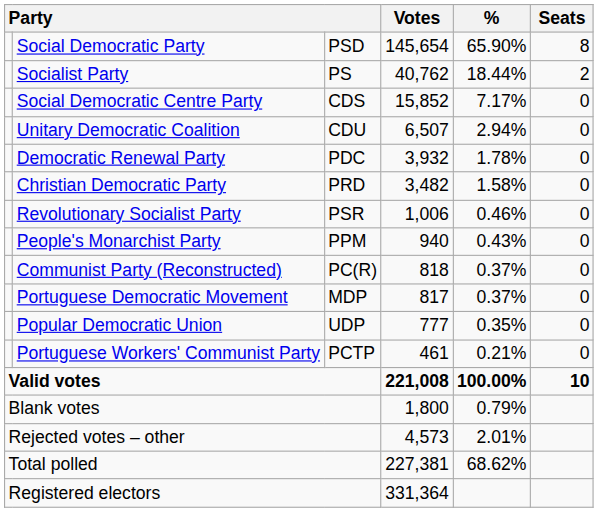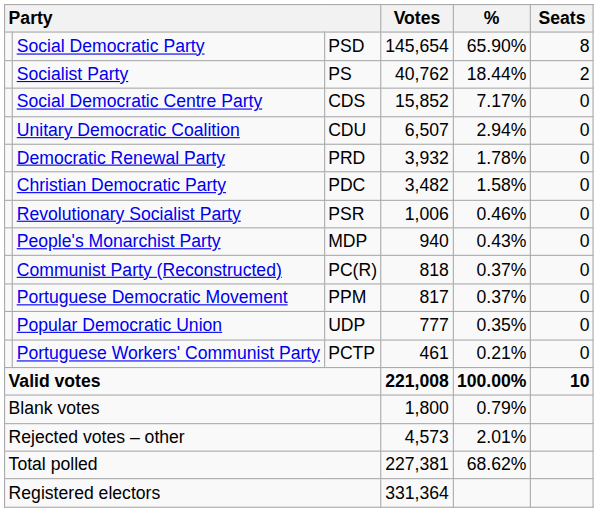(347, 158) PDC -> (347, 158) PRD
(347, 185) PRD -> (347, 185) PDC
(347, 241) PPM -> (348, 241) MDP
(348, 297) MDP -> (347, 297) PPM
